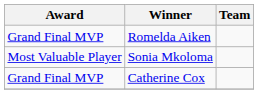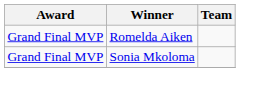(65, 57) Most Valuable Player -> (55, 57) Grand Final MVP
- row: (166, 78)
